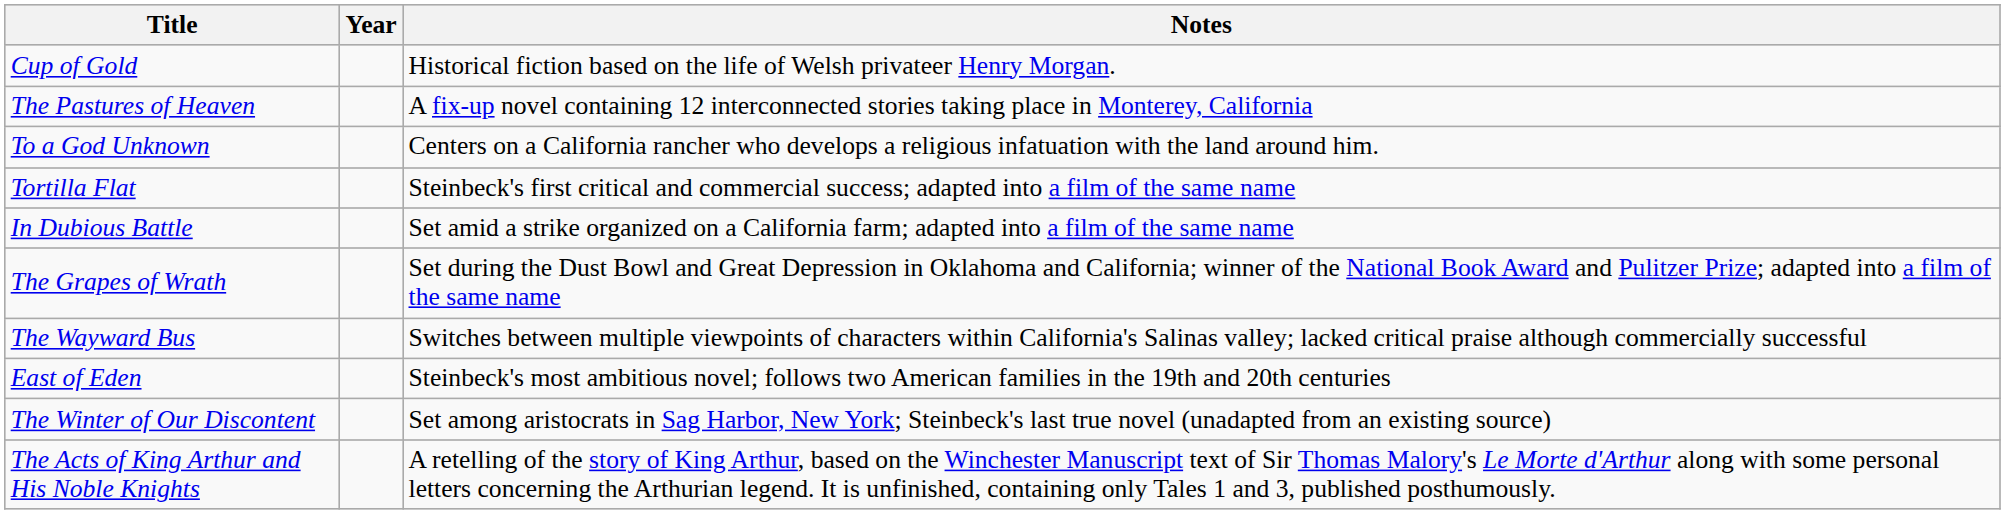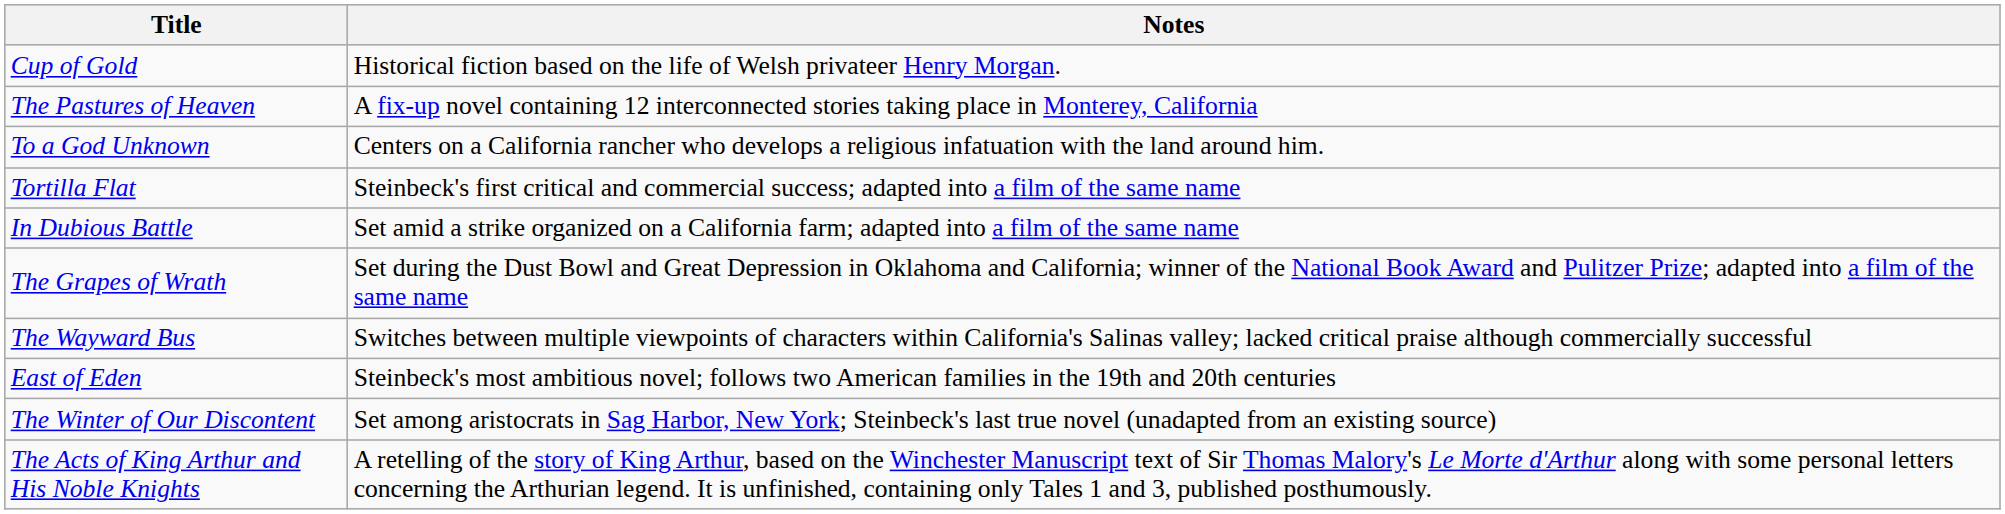- column: (371, 24)
